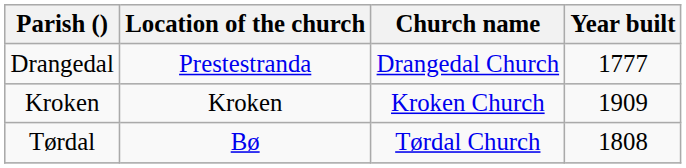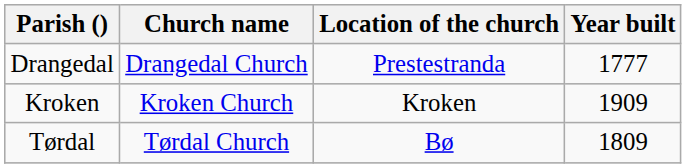columns swapped: (468, 24) <-> (245, 24)
(623, 142) 1808 -> (623, 142) 1809
